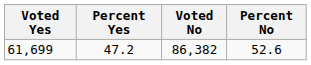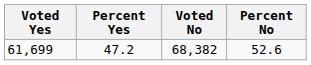(194, 50) 86,382 -> (194, 50) 68,382
